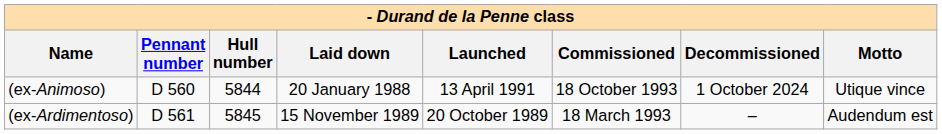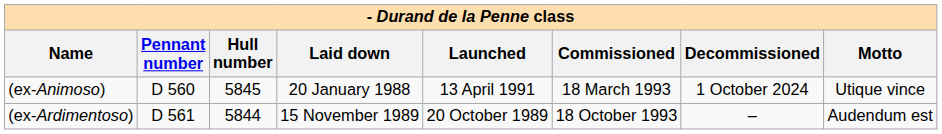(243, 90) 5844 -> (243, 90) 5845
(616, 90) 18 October 1993 -> (616, 90) 18 March 1993
(243, 115) 5845 -> (243, 115) 5844
(616, 115) 18 March 1993 -> (616, 115) 18 October 1993
